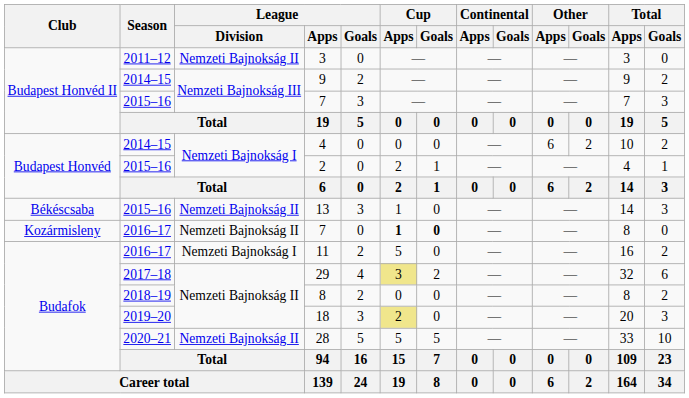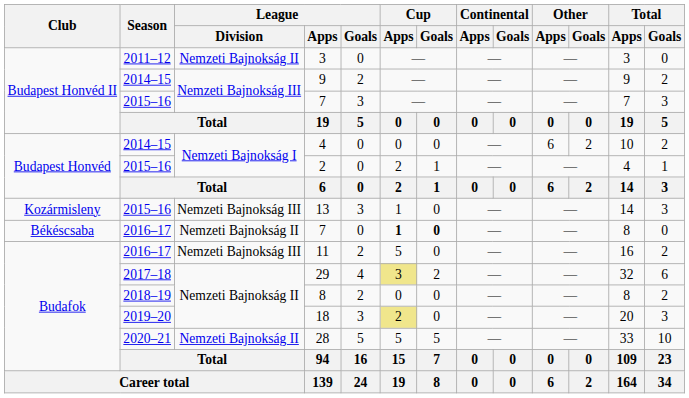(62, 209) Békéscsaba -> (62, 209) Kozármisleny
(239, 209) Nemzeti Bajnokság II -> (239, 209) Nemzeti Bajnokság III
(62, 230) Kozármisleny -> (62, 230) Békéscsaba
(239, 252) Nemzeti Bajnokság I -> (239, 252) Nemzeti Bajnokság III
